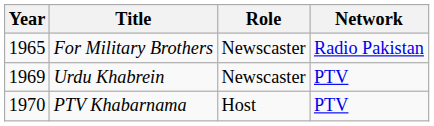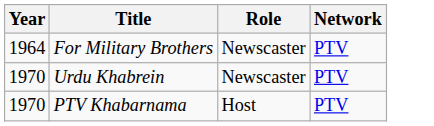(27, 47) 1965 -> (27, 47) 1964
(369, 47) Radio Pakistan -> (331, 47) PTV
(27, 76) 1969 -> (27, 76) 1970
